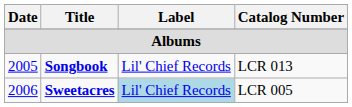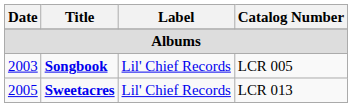(23, 66) 2005 -> (23, 66) 2003
(265, 66) LCR 013 -> (265, 66) LCR 005
(23, 90) 2006 -> (23, 90) 2005
(176, 90) lightblue background -> (176, 90) no background
(265, 90) LCR 005 -> (265, 90) LCR 013
